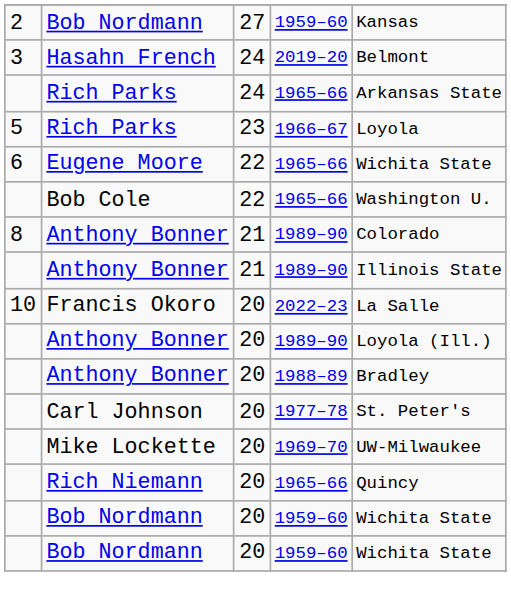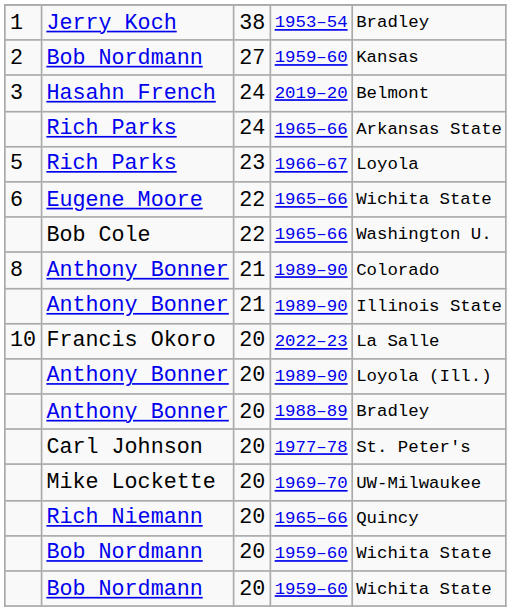+ row: (17, 23)
